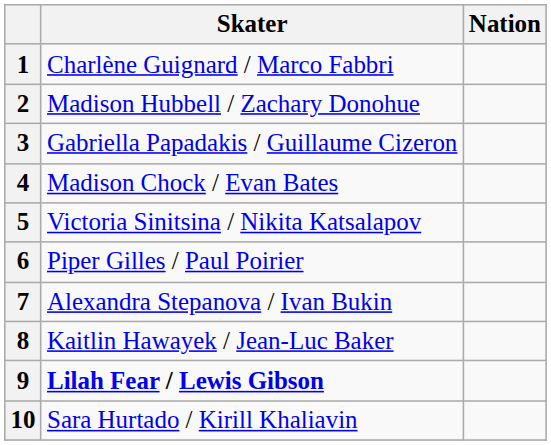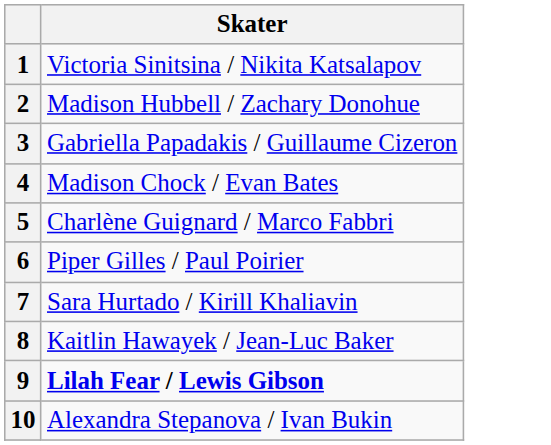- column: (505, 24)
(220, 63) Charlène Guignard / Marco Fabbri -> (234, 63) Victoria Sinitsina / Nikita Katsalapov
(234, 222) Victoria Sinitsina / Nikita Katsalapov -> (220, 222) Charlène Guignard / Marco Fabbri
(220, 301) Alexandra Stepanova / Ivan Bukin -> (202, 301) Sara Hurtado / Kirill Khaliavin
(202, 420) Sara Hurtado / Kirill Khaliavin -> (220, 420) Alexandra Stepanova / Ivan Bukin
